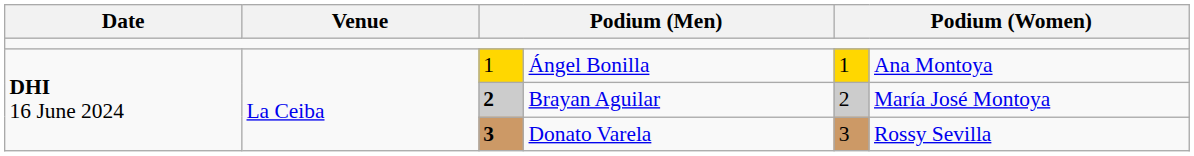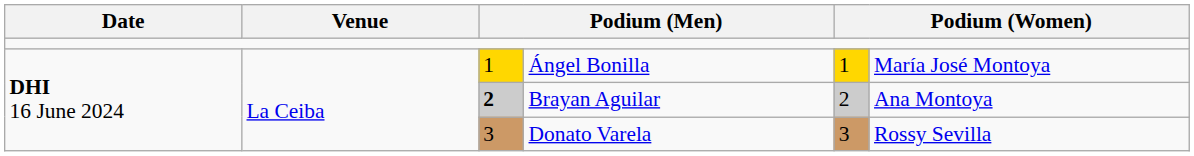(933, 65) Ana Montoya -> (962, 65) María José Montoya
(962, 99) María José Montoya -> (933, 99) Ana Montoya
(489, 133) bold -> (489, 133) normal
